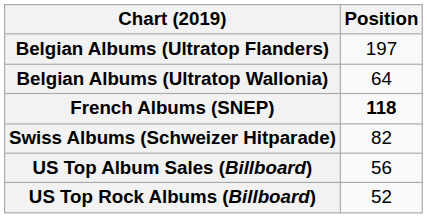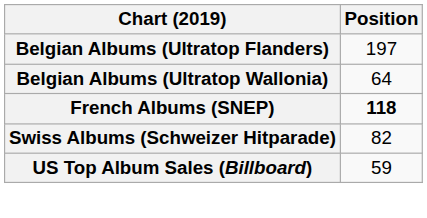(381, 167) 56 -> (381, 167) 59
- row: (172, 197)
